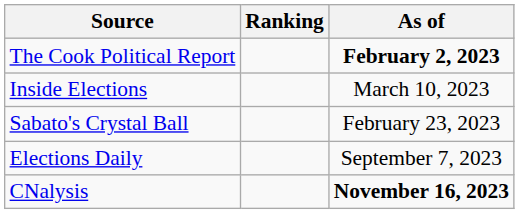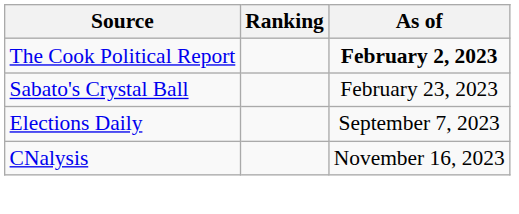- row: (78, 89)
(421, 191) bold -> (419, 157) normal
